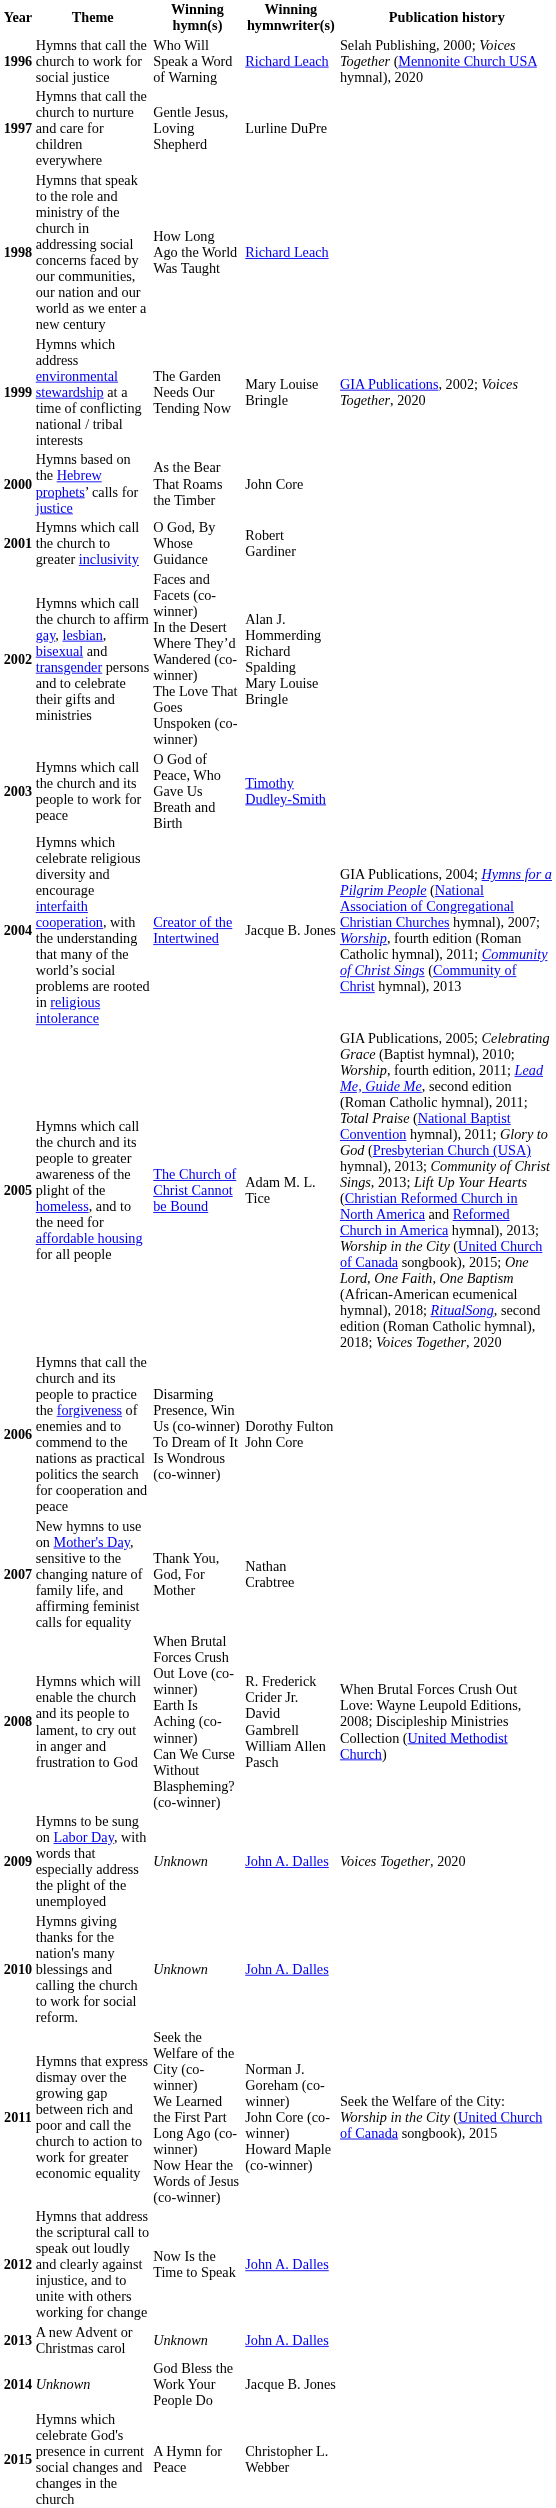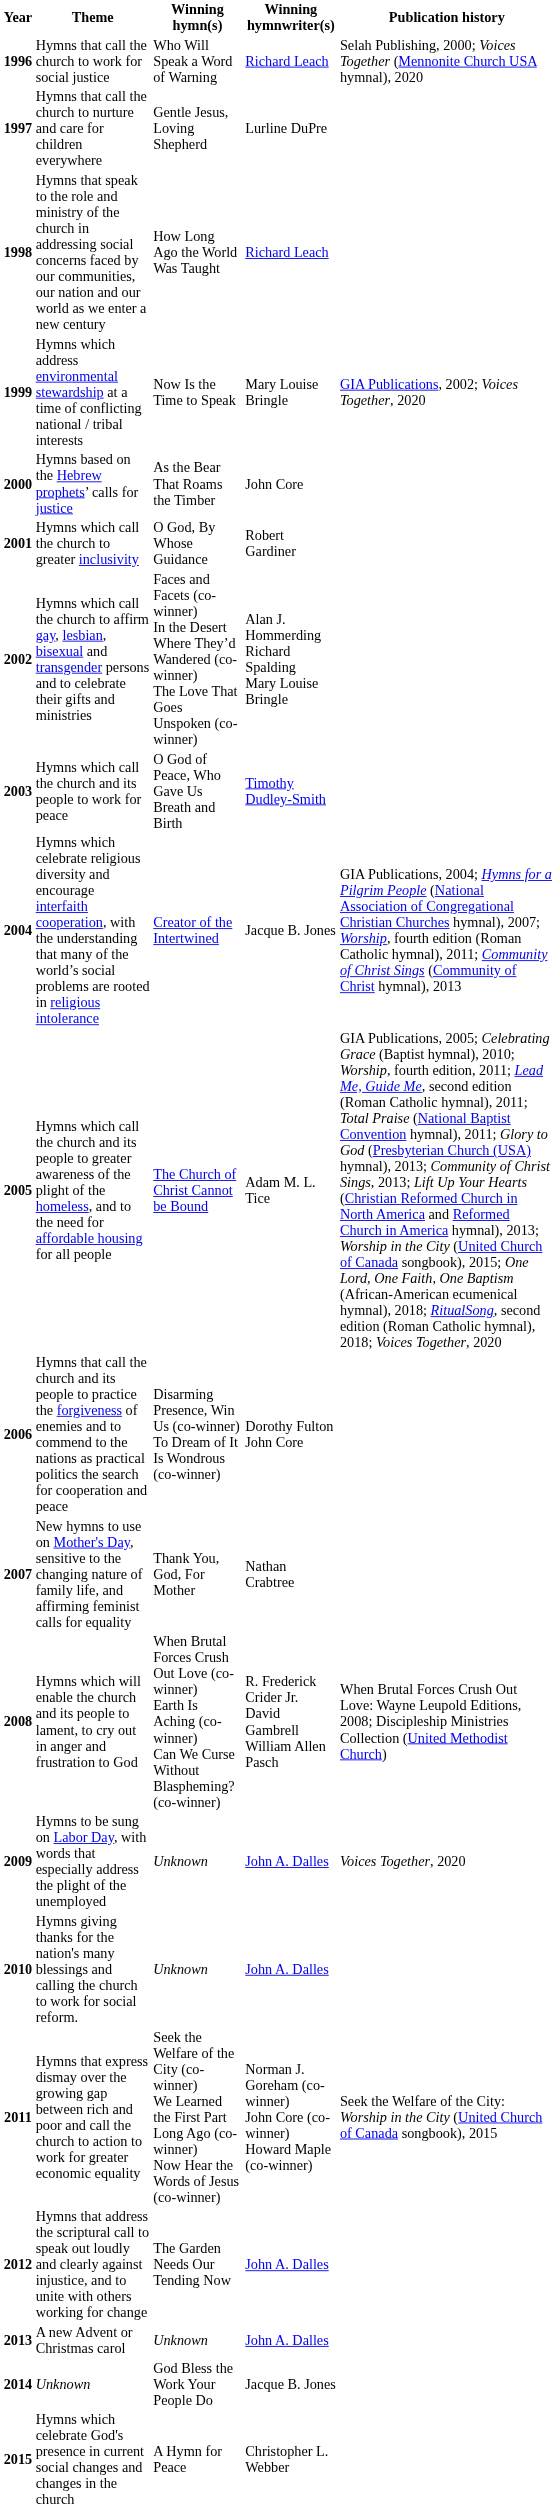(192, 392) The Garden Needs Our Tending Now -> (194, 392) Now Is the Time to Speak
(194, 2264) Now Is the Time to Speak -> (192, 2264) The Garden Needs Our Tending Now
